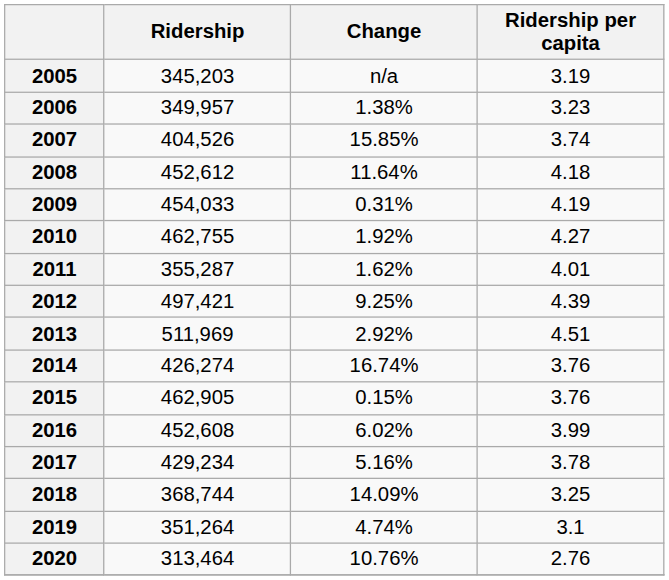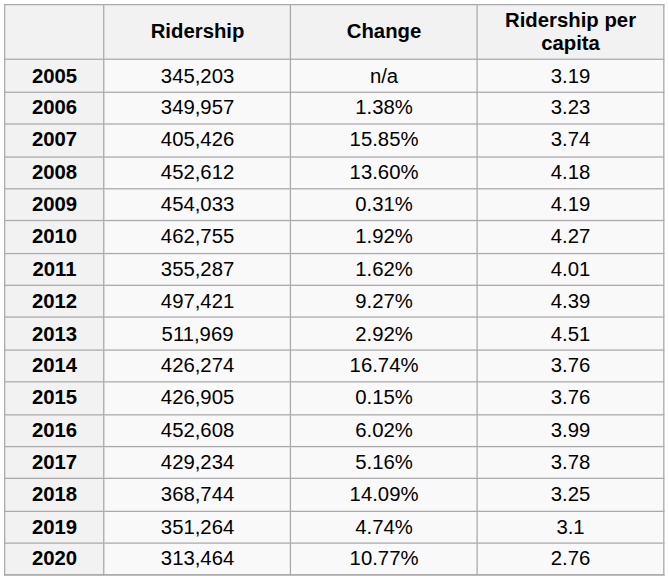(198, 140) 404,526 -> (198, 140) 405,426
(384, 172) 11.64% -> (384, 172) 13.60%
(384, 301) 9.25% -> (384, 301) 9.27%
(198, 397) 462,905 -> (198, 397) 426,905
(384, 559) 10.76% -> (384, 559) 10.77%
